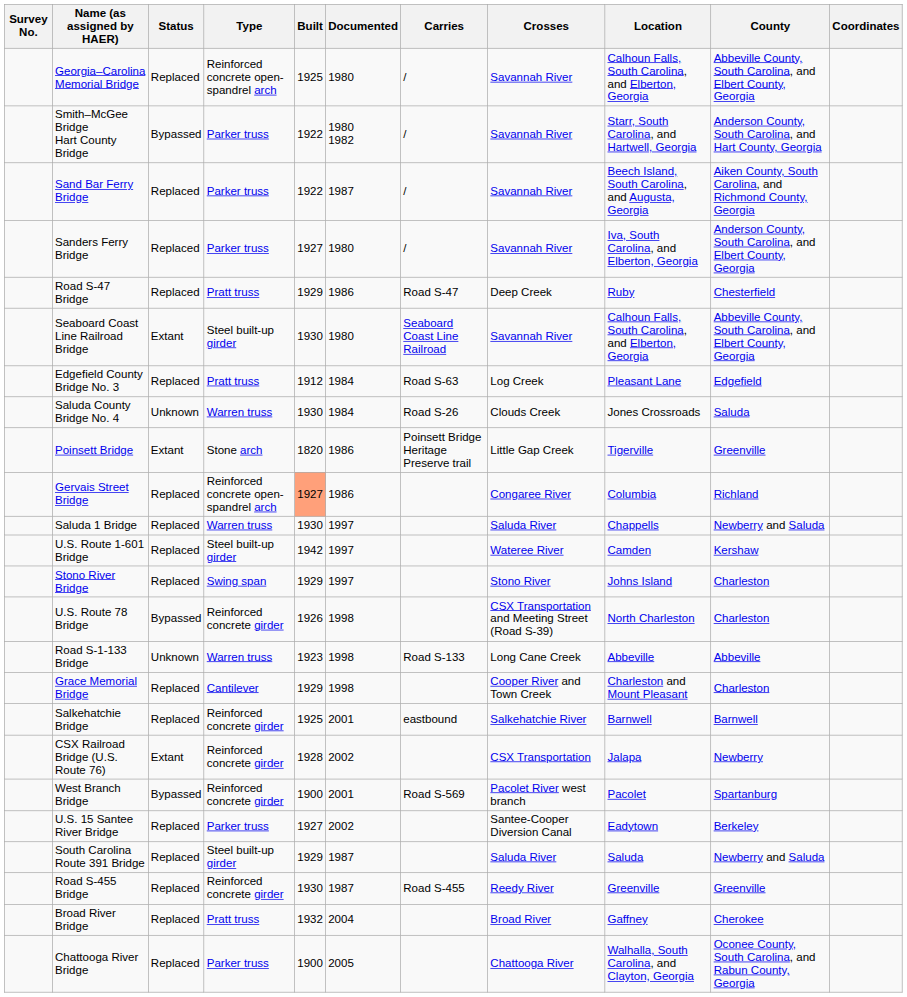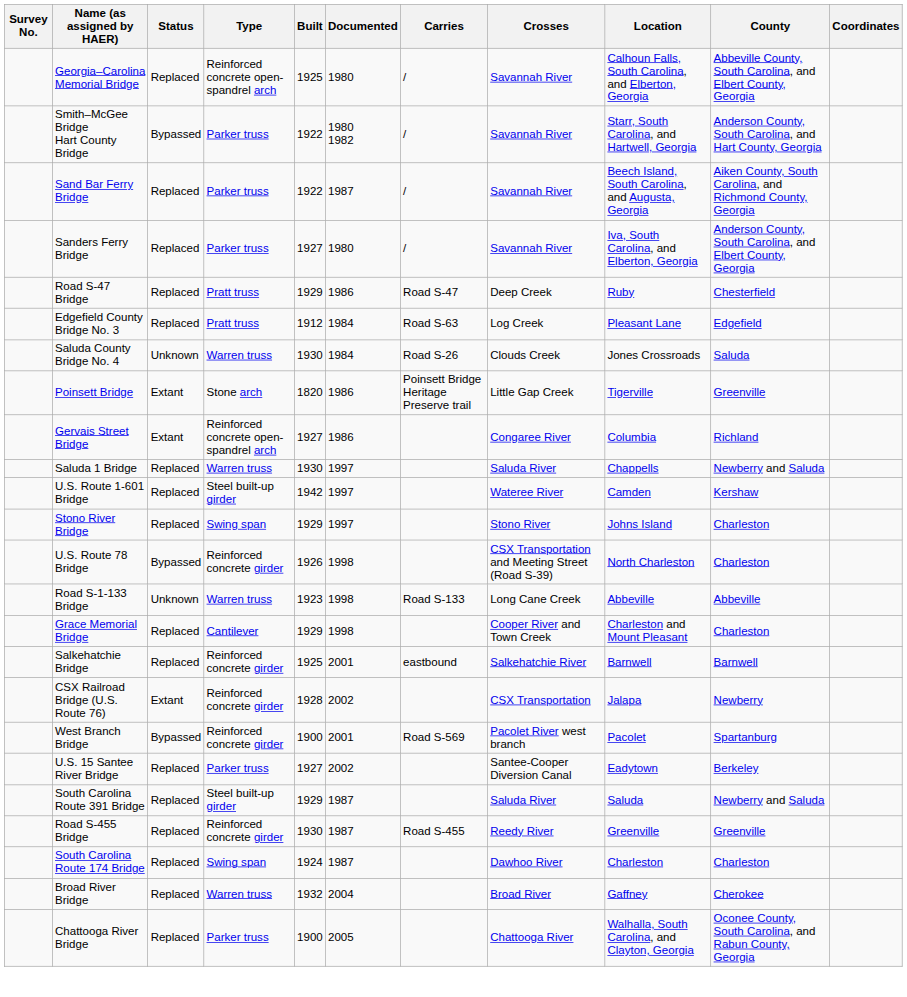- row: (97, 337)
(175, 494) Replaced -> (167, 437) Extant
(310, 494) lightsalmon background -> (310, 437) no background
+ row: (100, 862)
(233, 919) Pratt truss -> (239, 893) Warren truss
